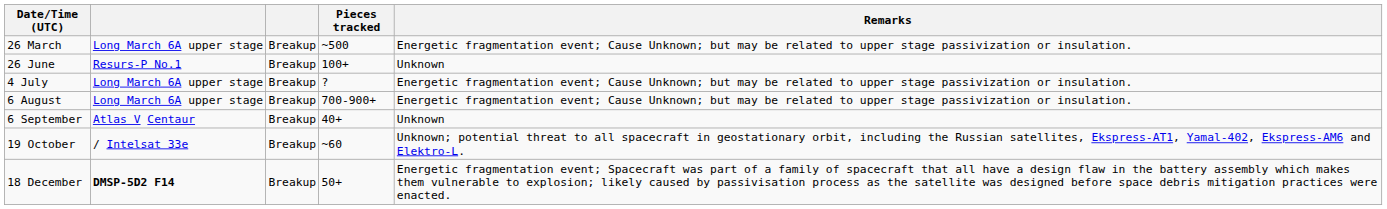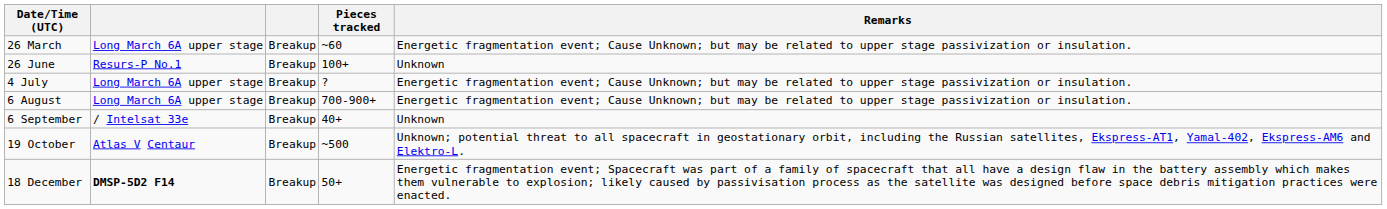(335, 45) ~500 -> (332, 45) ~60
(144, 119) Atlas V Centaur -> (141, 119) / Intelsat 33e
(141, 144) / Intelsat 33e -> (144, 144) Atlas V Centaur
(332, 144) ~60 -> (335, 144) ~500
